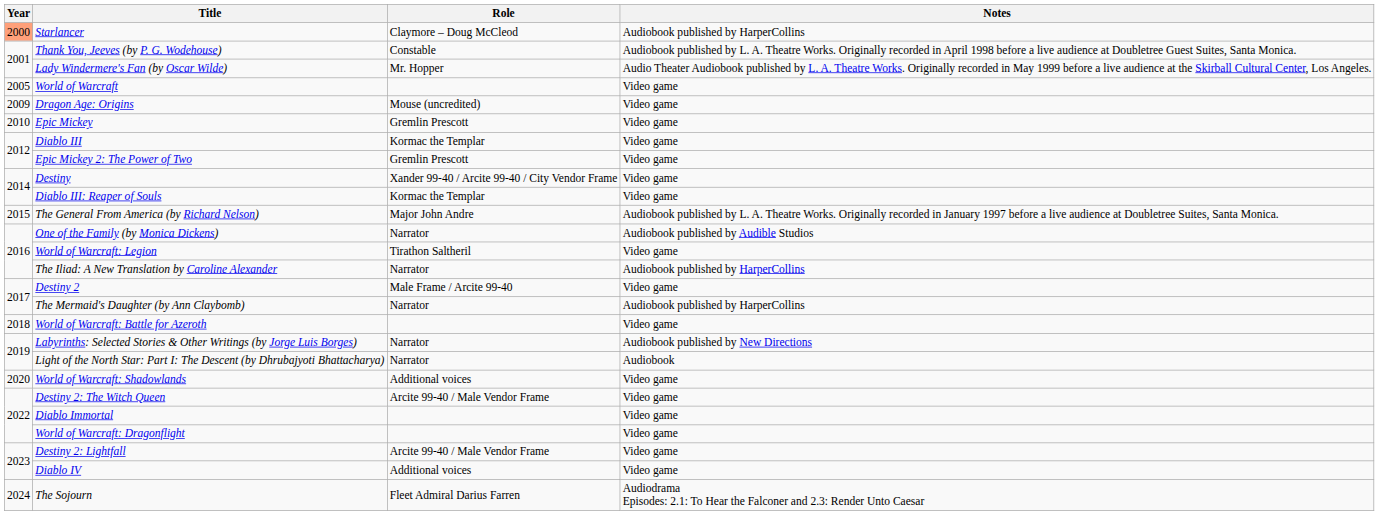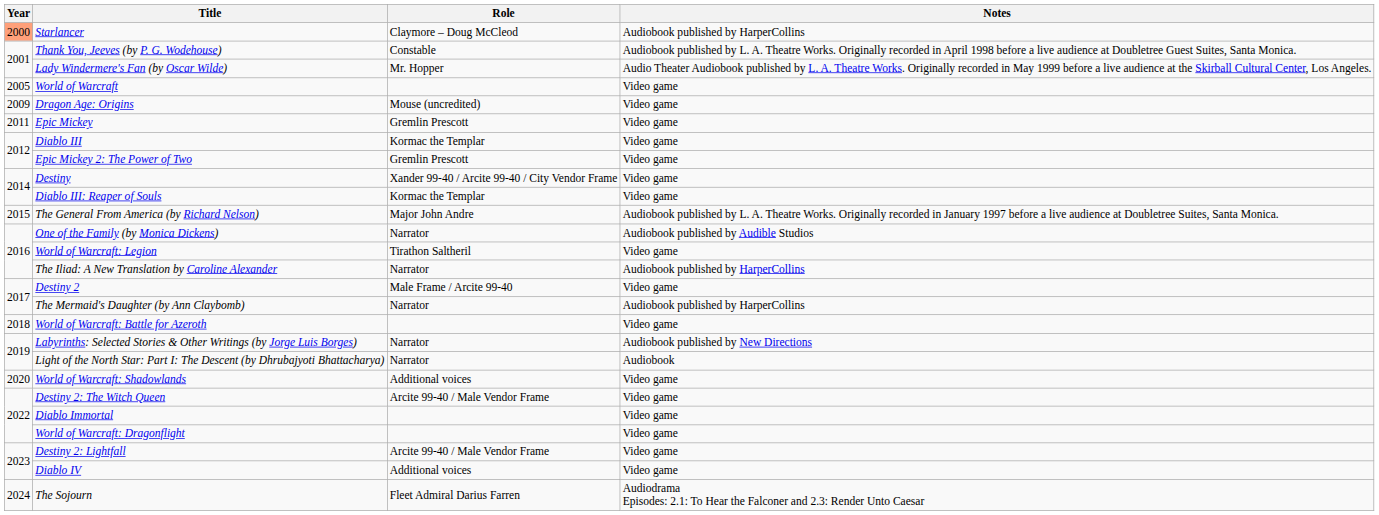(19, 123) 2010 -> (18, 123) 2011
